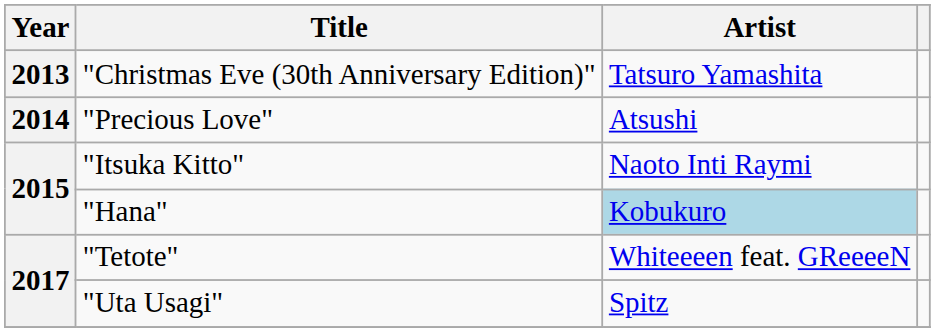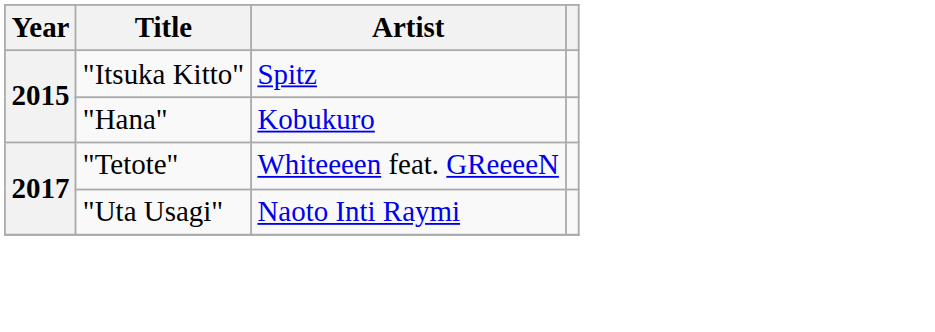- row: (339, 73)
- row: (178, 119)
(710, 165) Naoto Inti Raymi -> (287, 73) Spitz
(668, 211) lightblue background -> (316, 119) no background
(639, 303) Spitz -> (359, 211) Naoto Inti Raymi
